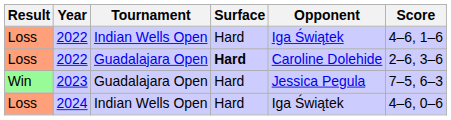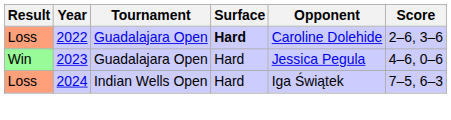- row: (72, 37)
(416, 81) 7–5, 6–3 -> (416, 59) 4–6, 0–6
(416, 103) 4–6, 0–6 -> (416, 81) 7–5, 6–3
